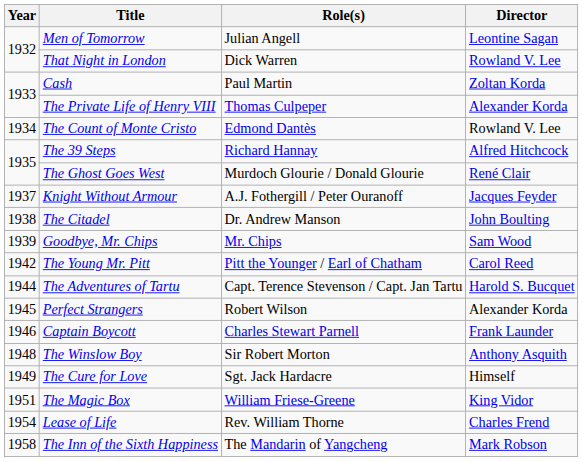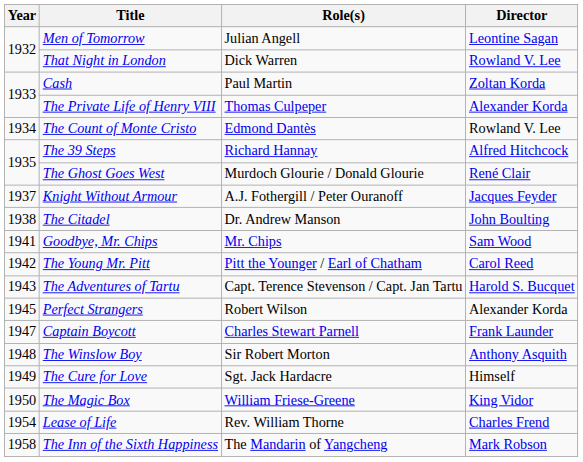(22, 241) 1939 -> (22, 241) 1941
(22, 286) 1944 -> (22, 286) 1943
(22, 331) 1946 -> (22, 331) 1947
(22, 399) 1951 -> (22, 399) 1950
